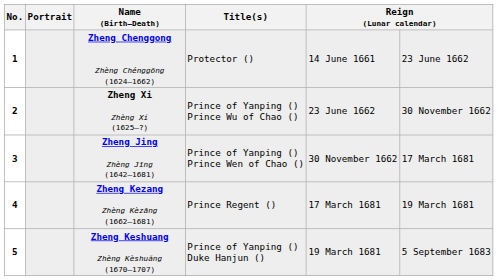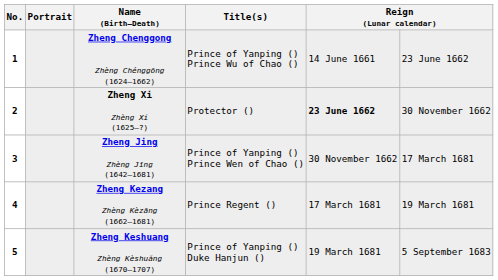(221, 59) Protector () -> (243, 59) Prince of Yanping () Prince Wu of Chao ()
(243, 111) Prince of Yanping () Prince Wu of Chao () -> (221, 111) Protector ()
(342, 111) normal -> (342, 111) bold
